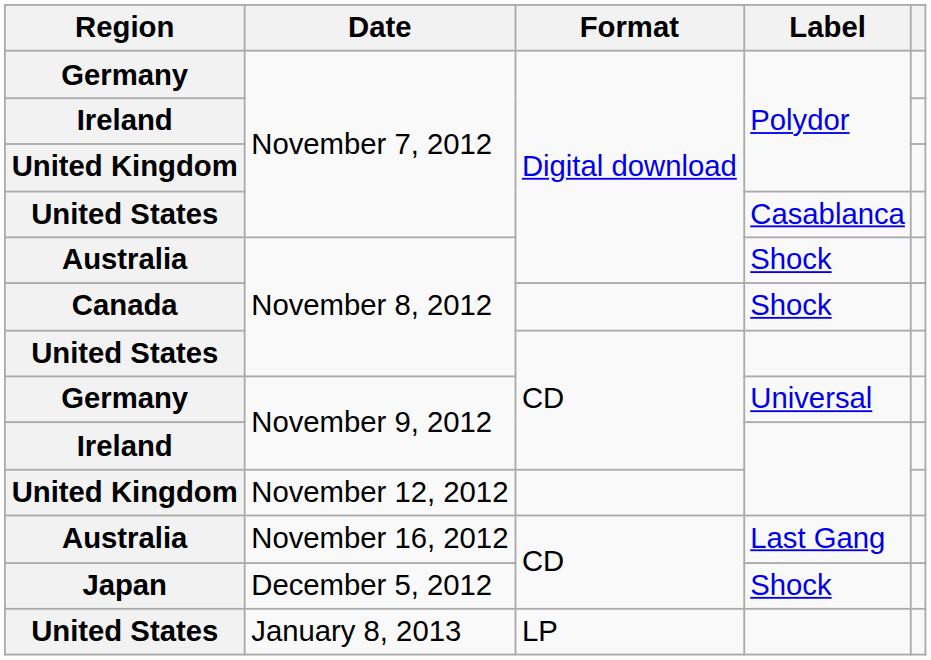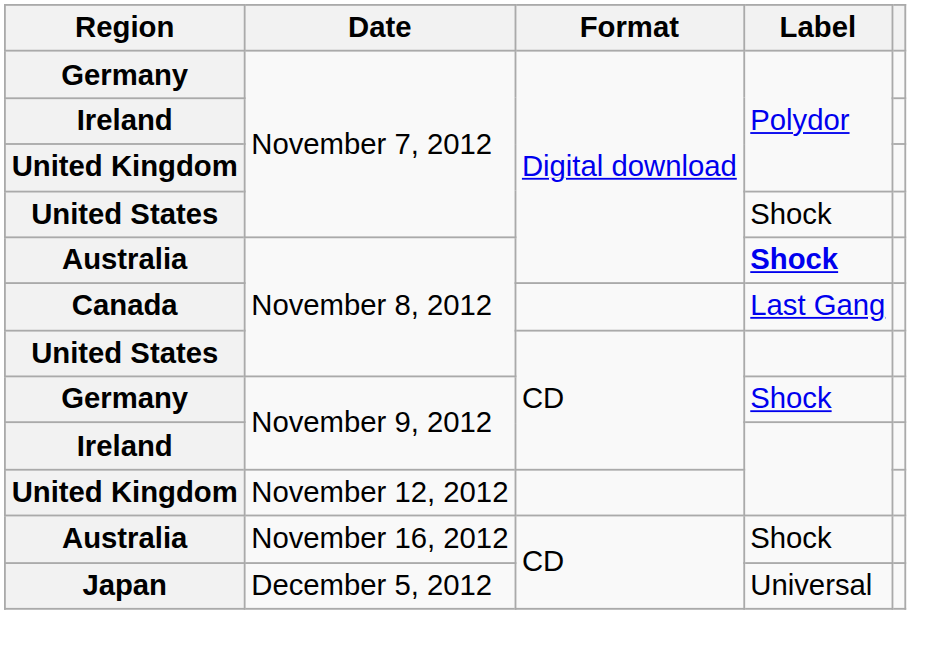(828, 213) Casablanca -> (791, 213) Shock
(791, 259) normal -> (794, 259) bold
(791, 306) Shock -> (818, 306) Last Gang
(811, 399) Universal -> (791, 399) Shock
(818, 538) Last Gang -> (791, 538) Shock
(791, 584) Shock -> (811, 584) Universal
- row: (125, 631)
